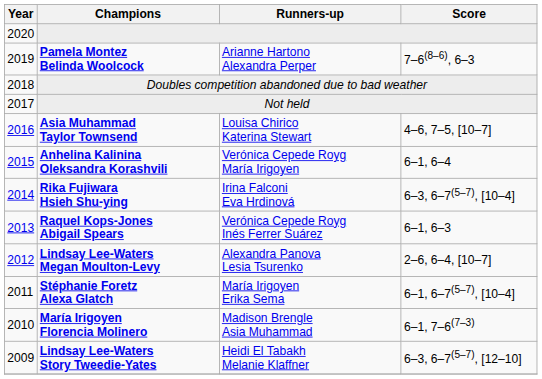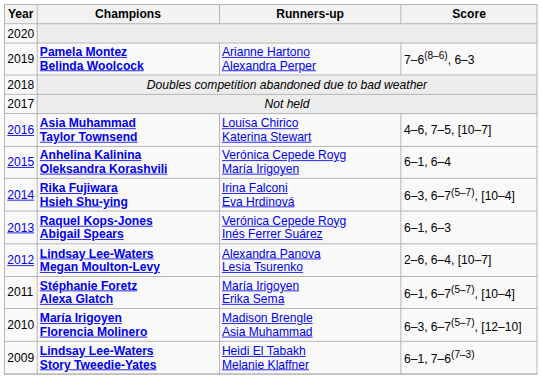(439, 325) 6–1, 7–6(7–3) -> (463, 325) 6–3, 6–7(5–7), [12–10]
(463, 358) 6–3, 6–7(5–7), [12–10] -> (439, 358) 6–1, 7–6(7–3)
